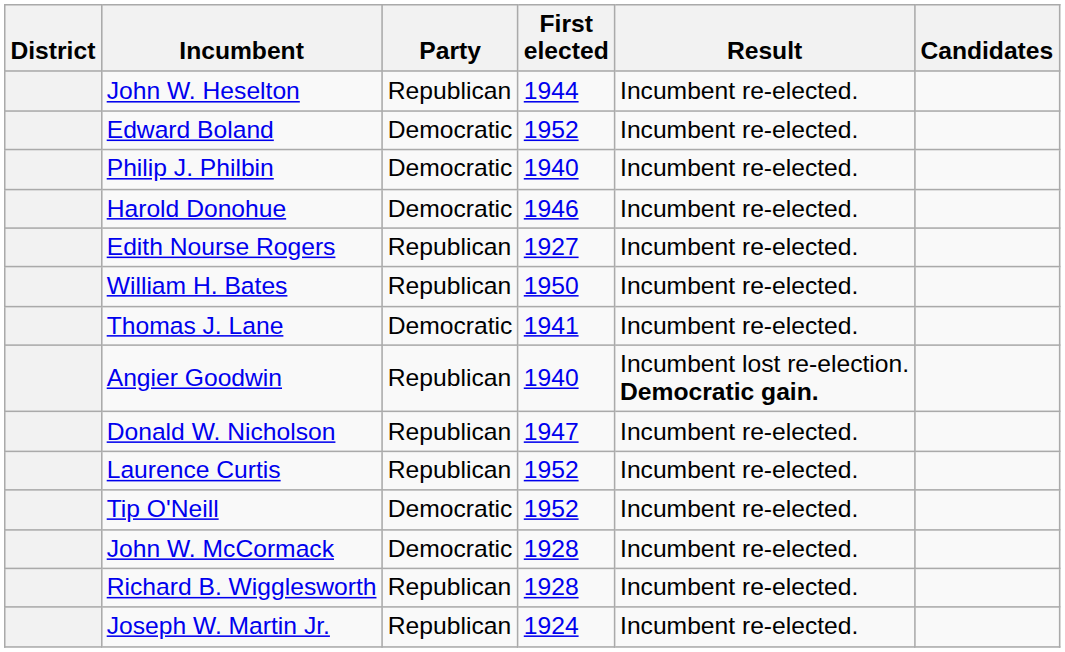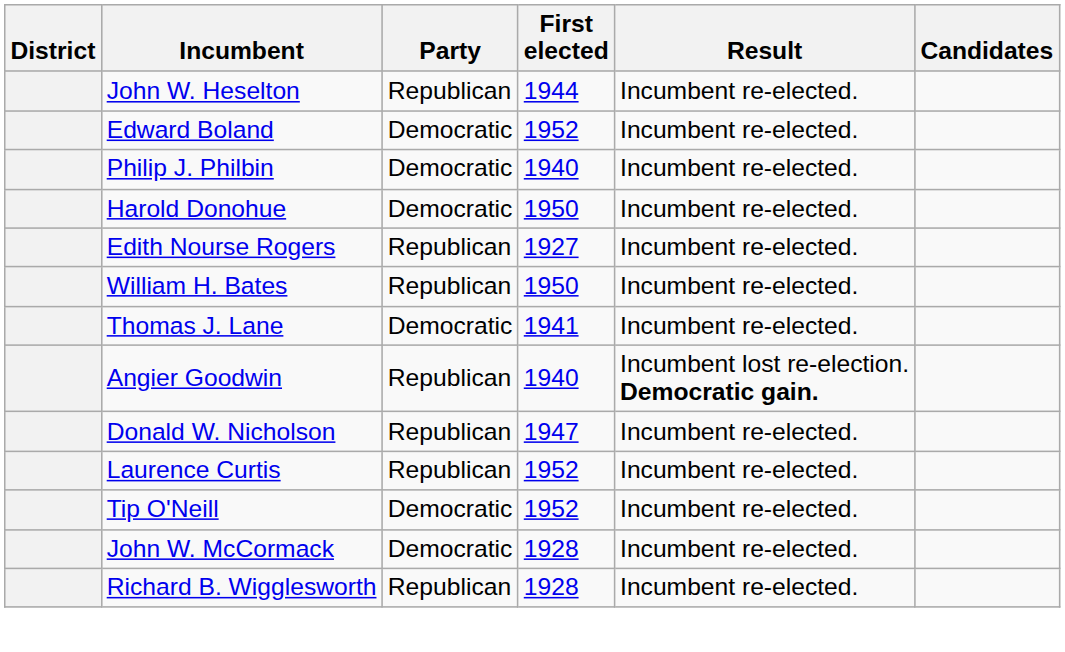(551, 208) 1946 -> (551, 208) 1950
- row: (218, 626)
